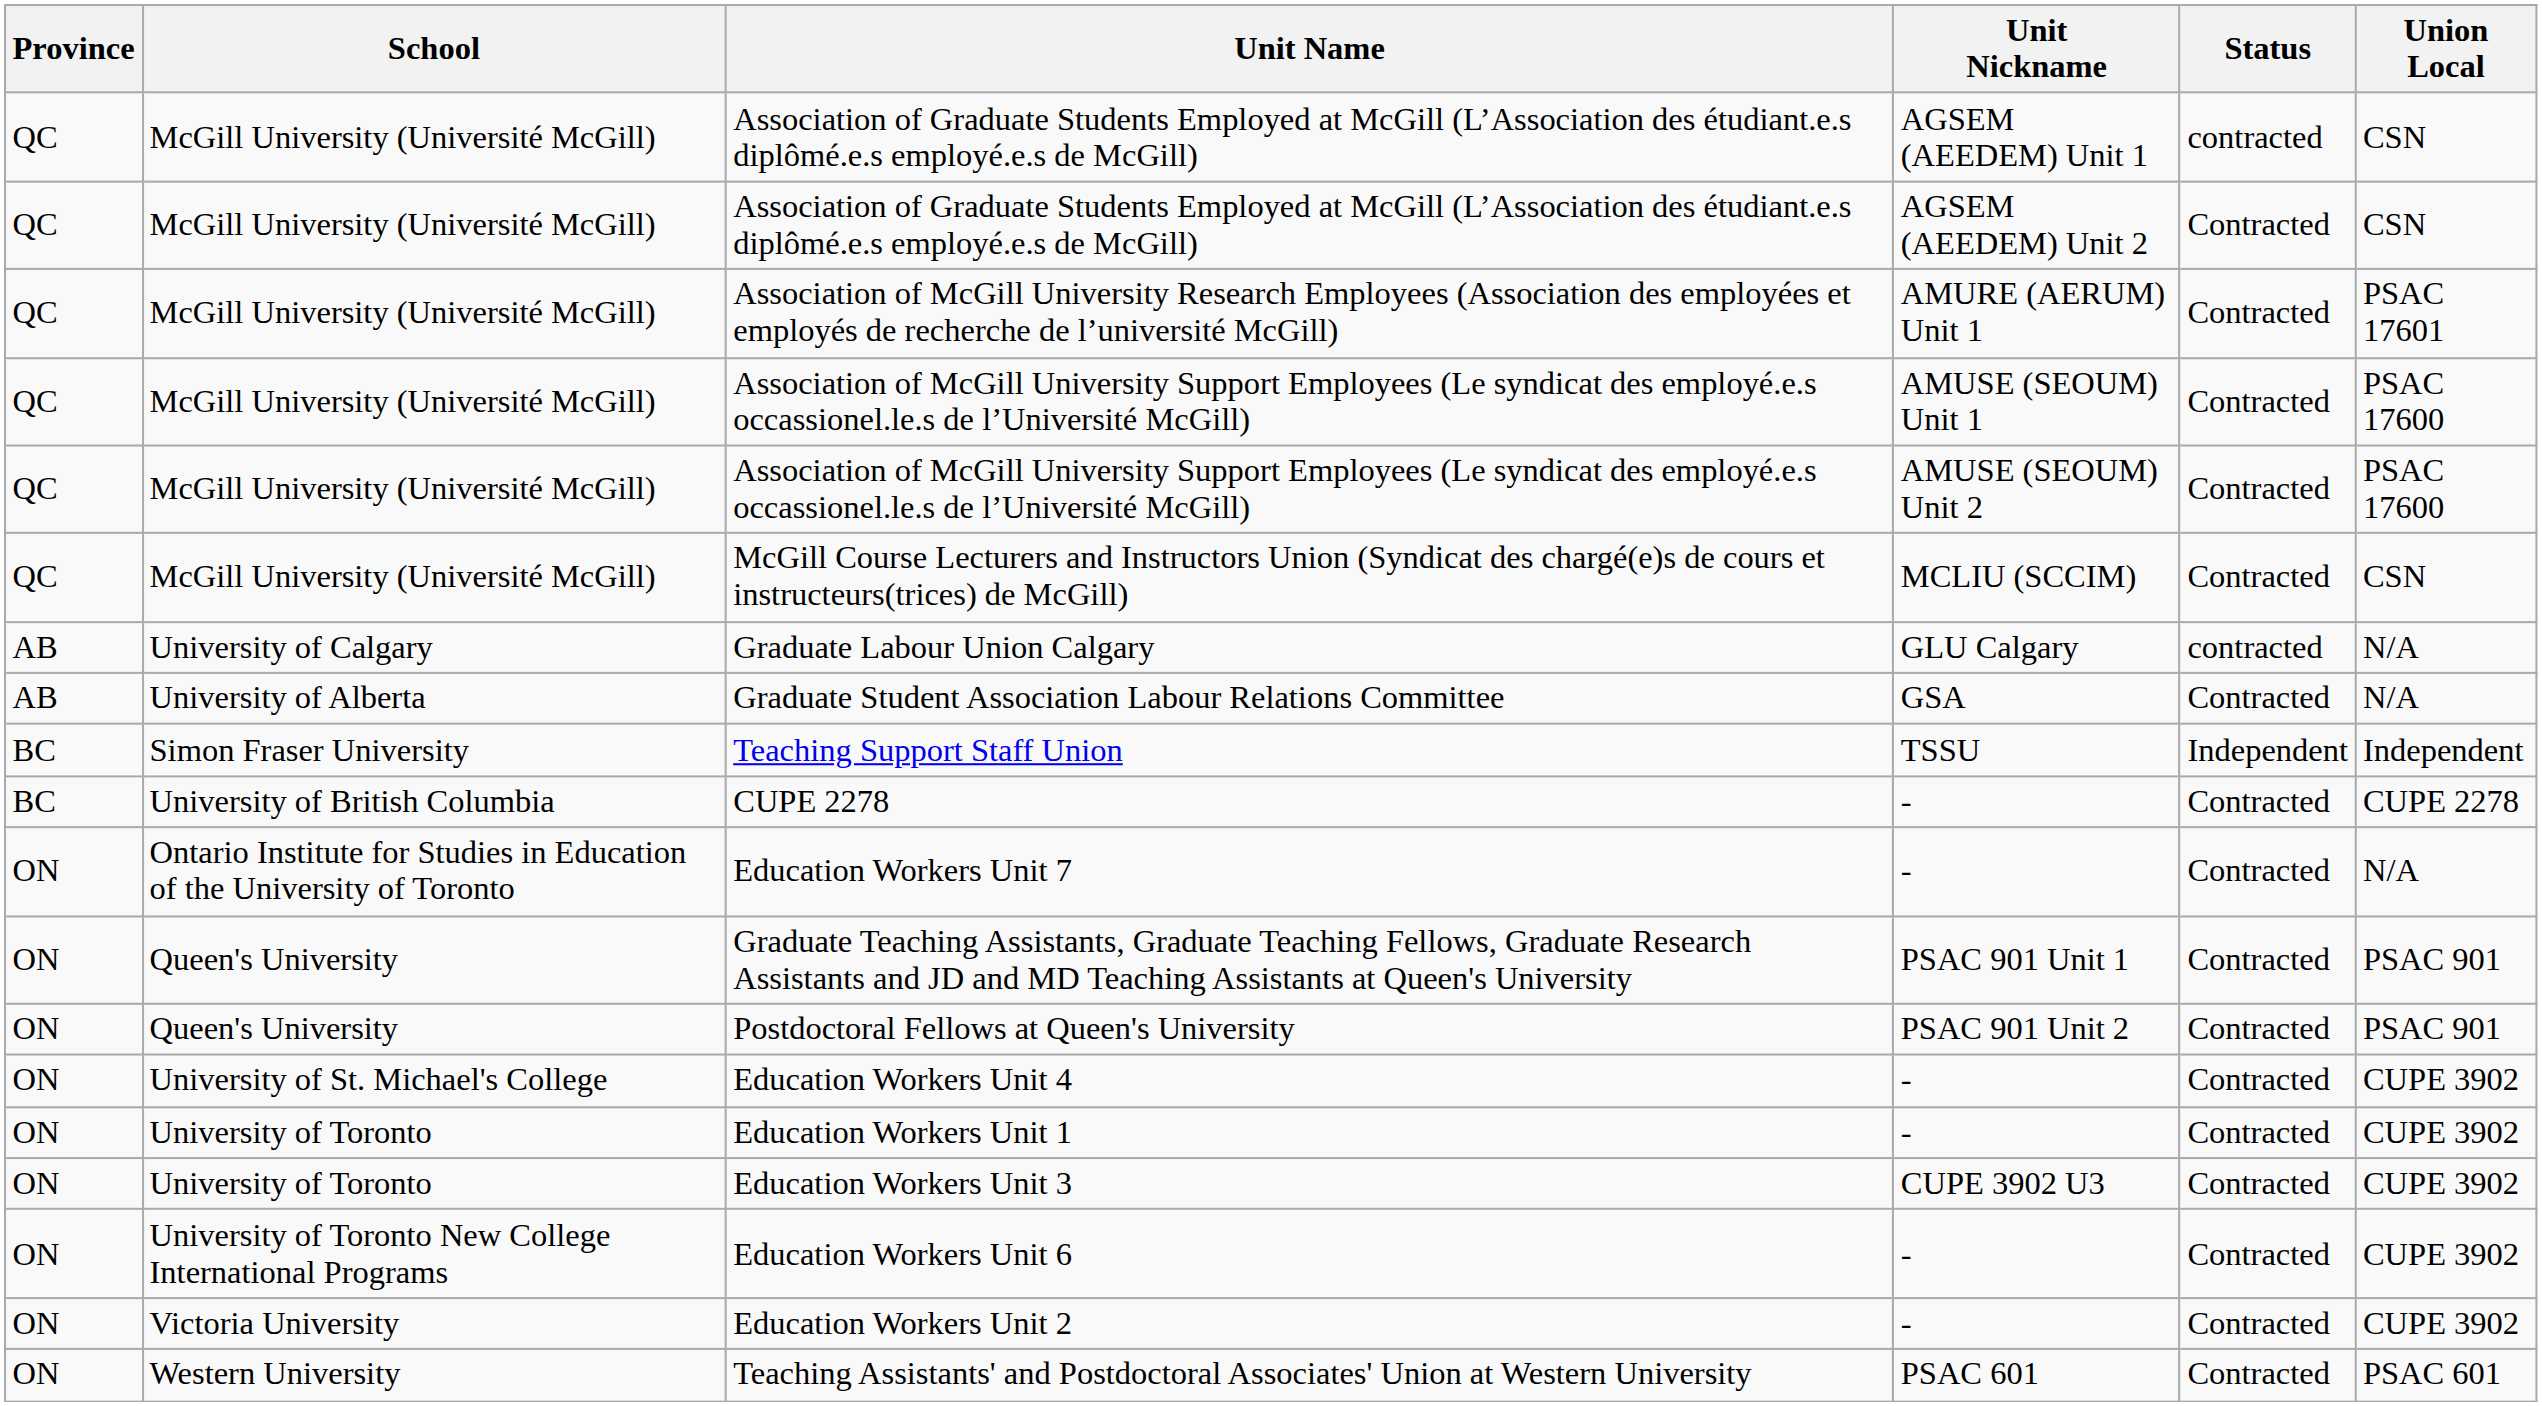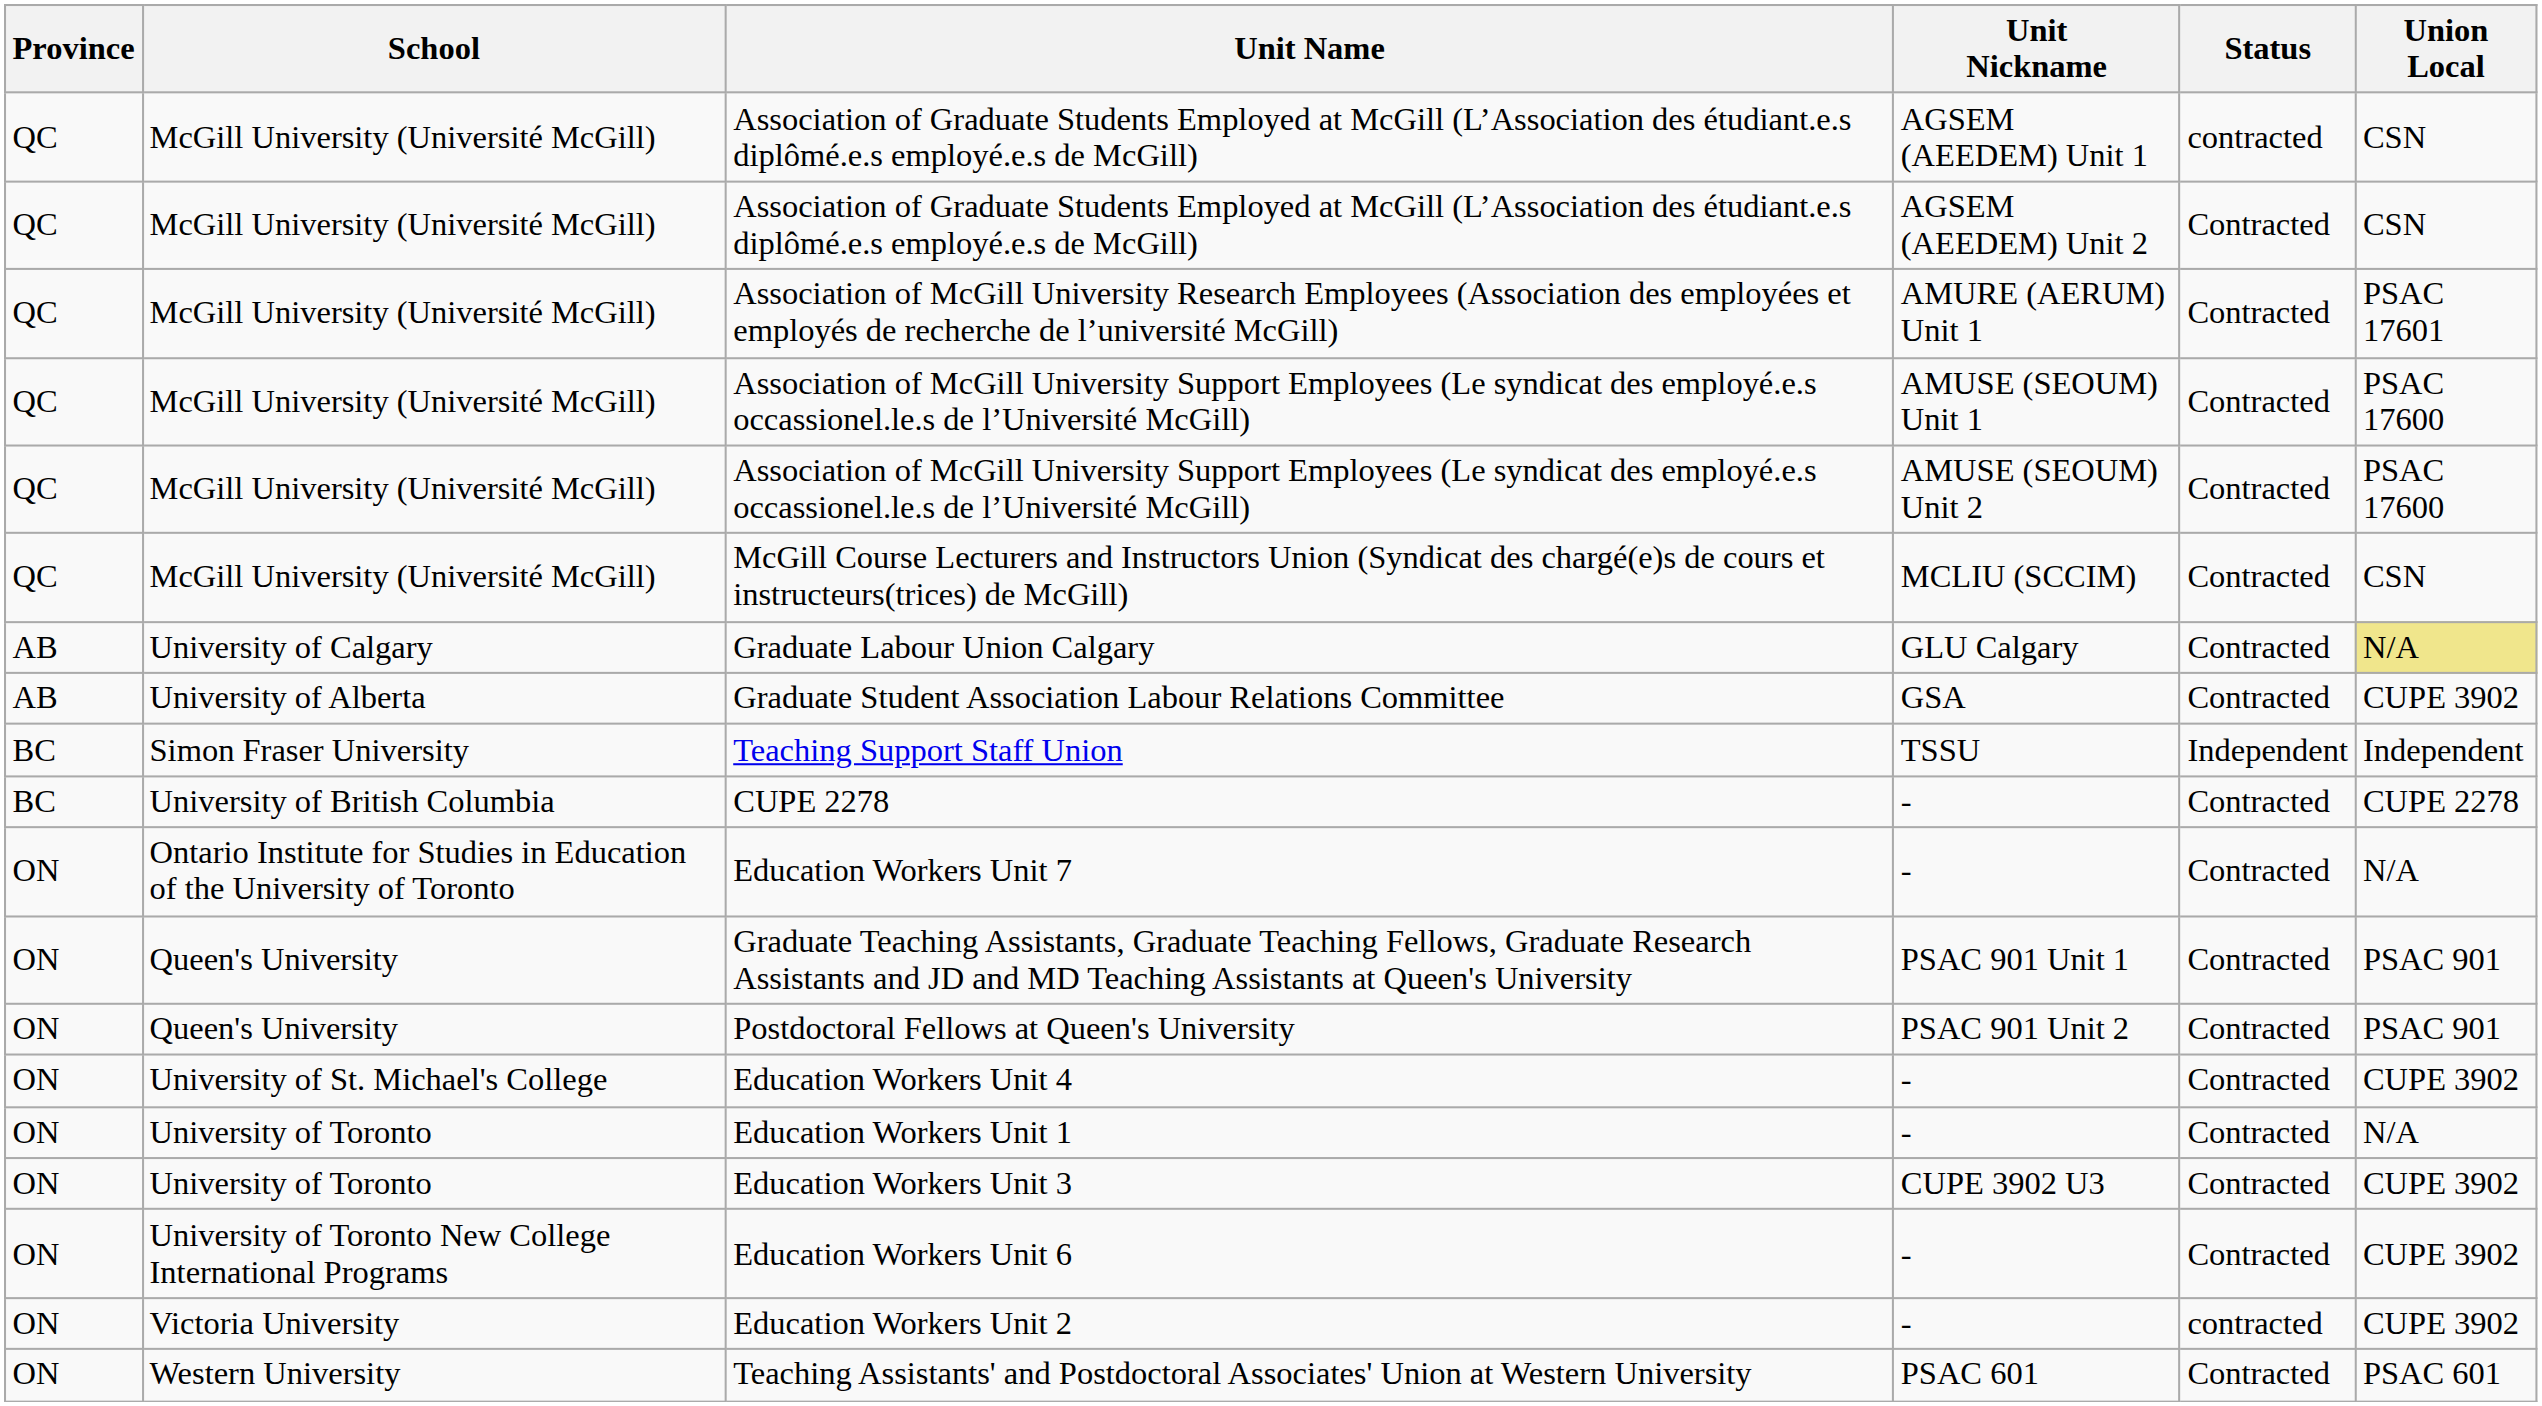(2255, 646) contracted -> (2259, 646) Contracted
(2391, 646) no background -> (2391, 646) khaki background
(2391, 698) N/A -> (2441, 698) CUPE 3902
(2441, 1131) CUPE 3902 -> (2391, 1131) N/A
(2259, 1322) Contracted -> (2255, 1322) contracted
